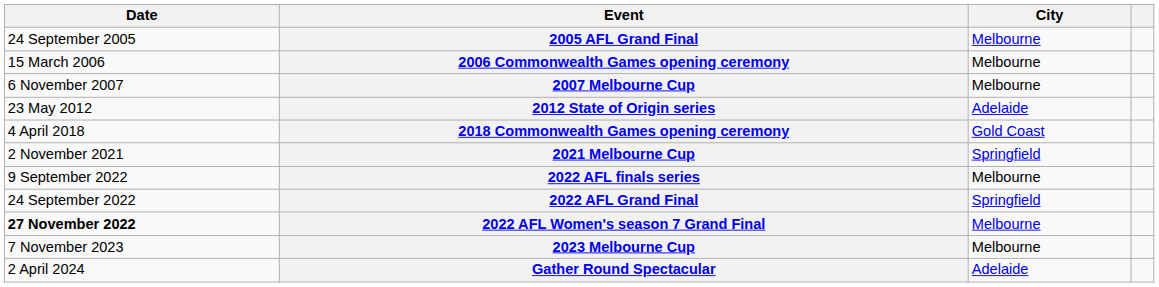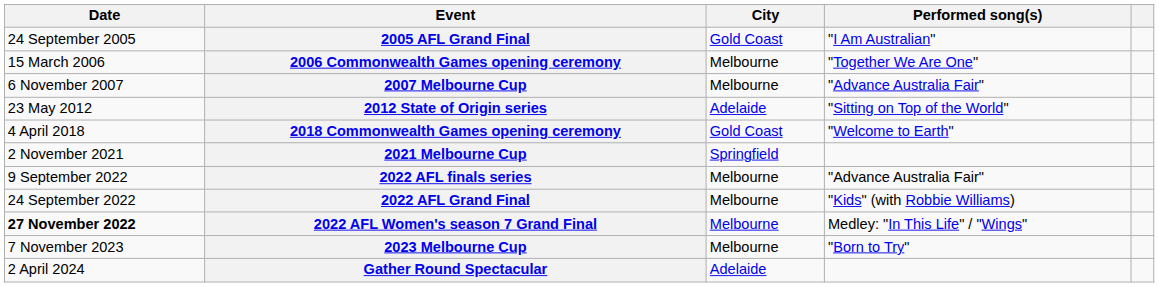+ column: (978, 16)
(1006, 39) Melbourne -> (746, 39) Gold Coast
(1006, 200) Springfield -> (744, 200) Melbourne
